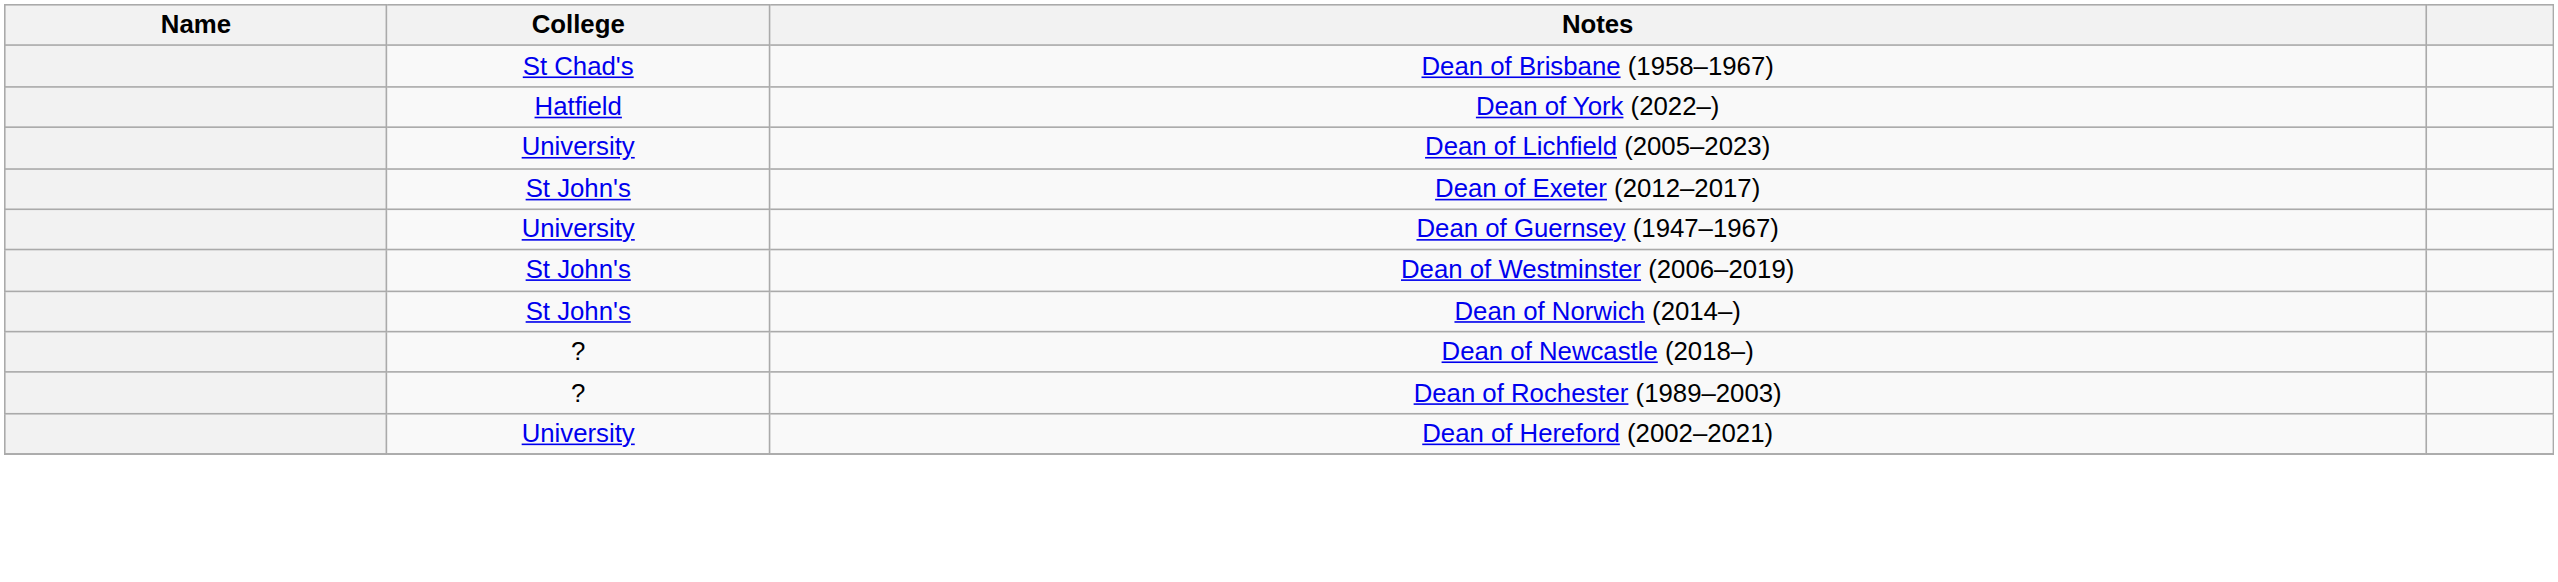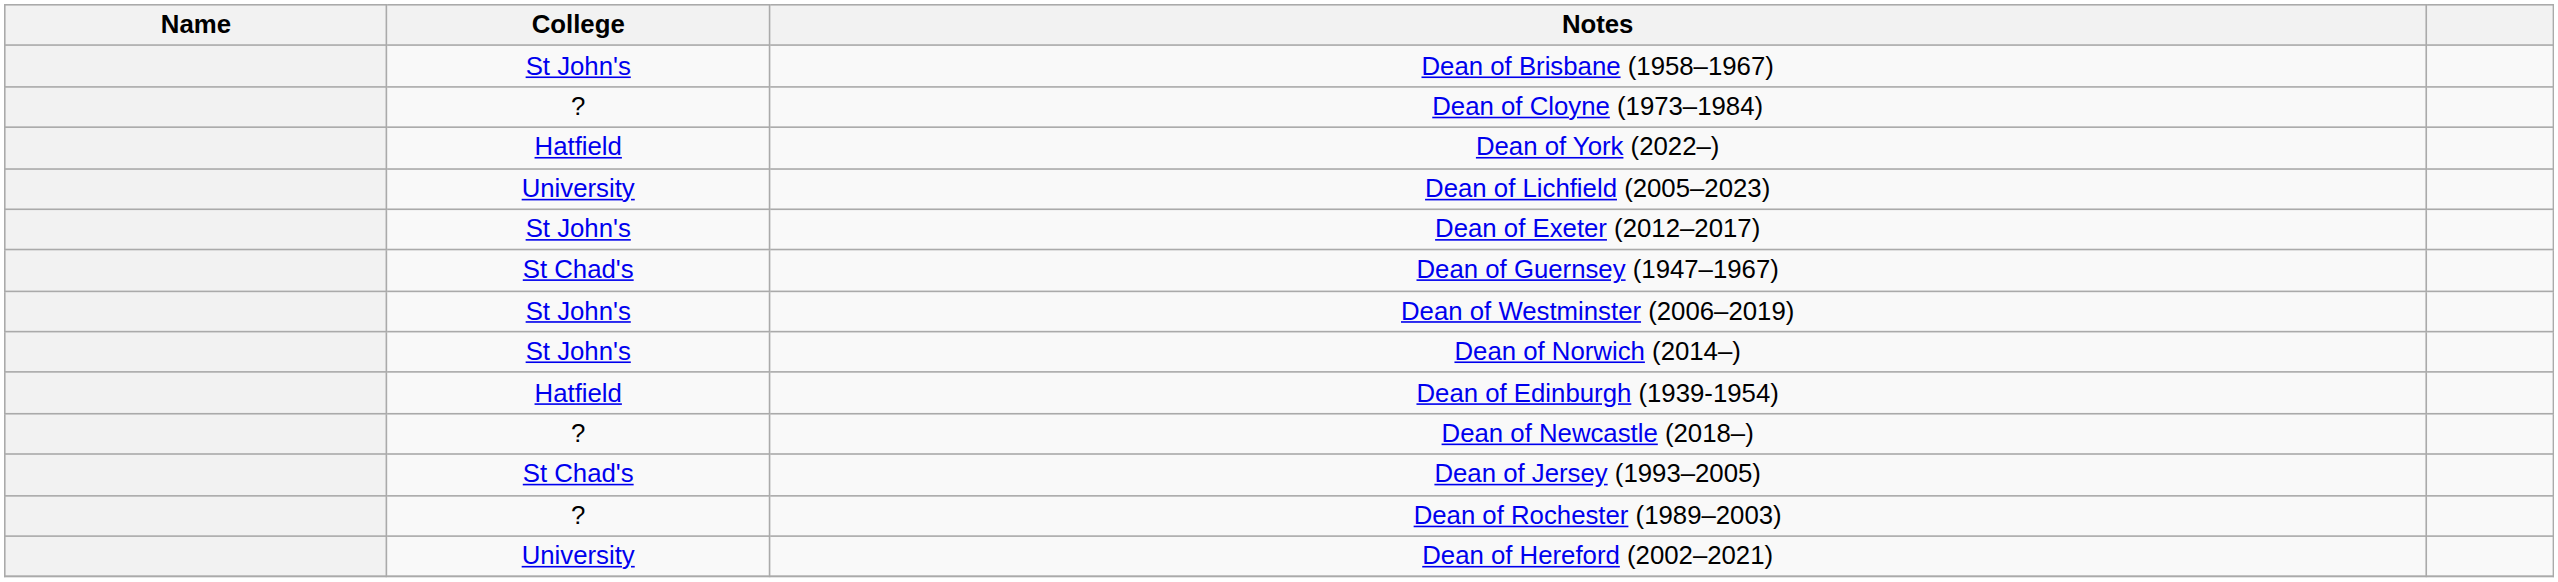(578, 65) St Chad's -> (578, 65) St John's
+ row: (1598, 106)
(578, 229) University -> (578, 270) St Chad's
+ row: (1598, 392)
+ row: (1598, 474)
